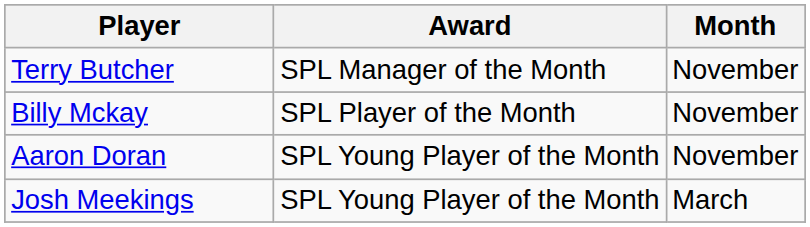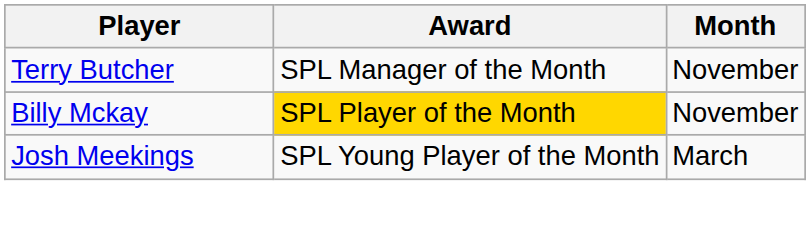(428, 112) no background -> (428, 112) gold background
- row: (89, 156)
